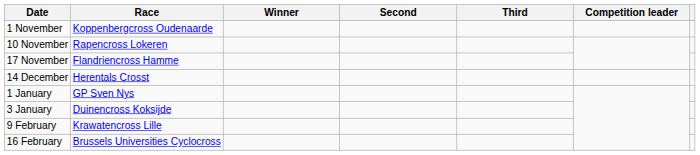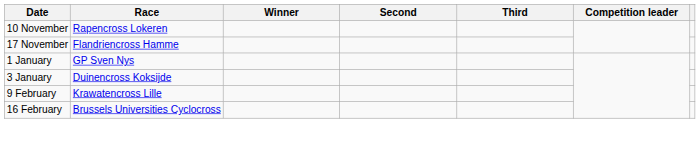- row: (35, 28)
- row: (37, 77)
